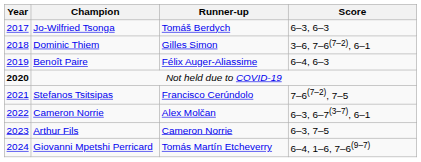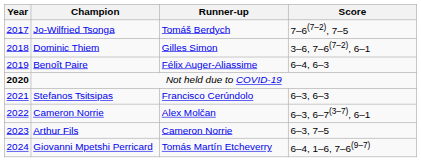(310, 28) 6–3, 6–3 -> (319, 29) 7–6(7–2), 7–5
(319, 95) 7–6(7–2), 7–5 -> (310, 96) 6–3, 6–3
